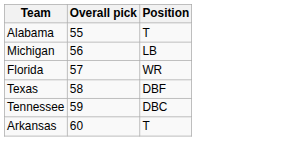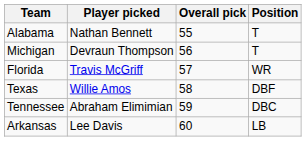+ column: (122, 13)
(150, 51) LB -> (255, 51) T
(146, 126) T -> (259, 126) LB
